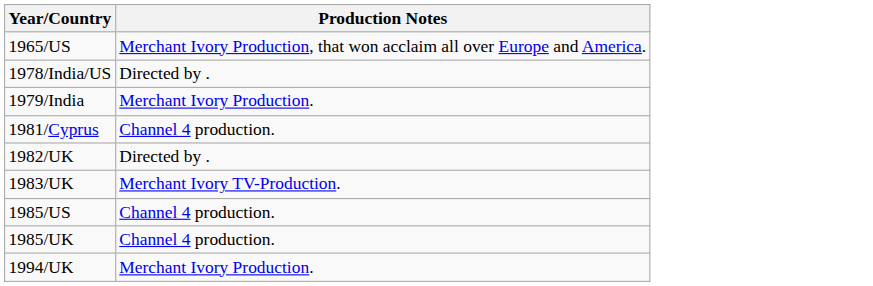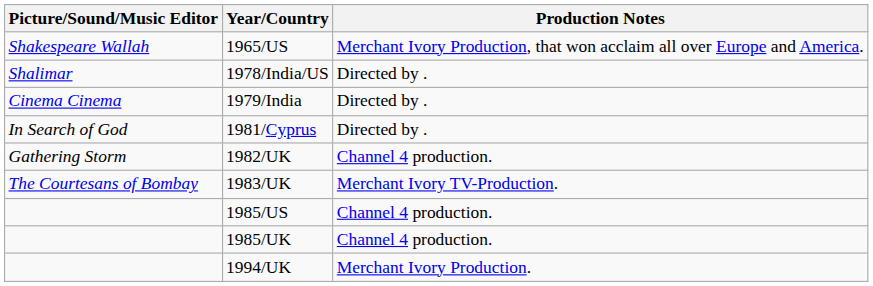+ column: (113, 18)
(216, 101) Merchant Ivory Production. -> (382, 101) Directed by .
(197, 128) Channel 4 production. -> (382, 128) Directed by .
(165, 156) Directed by . -> (415, 156) Channel 4 production.
